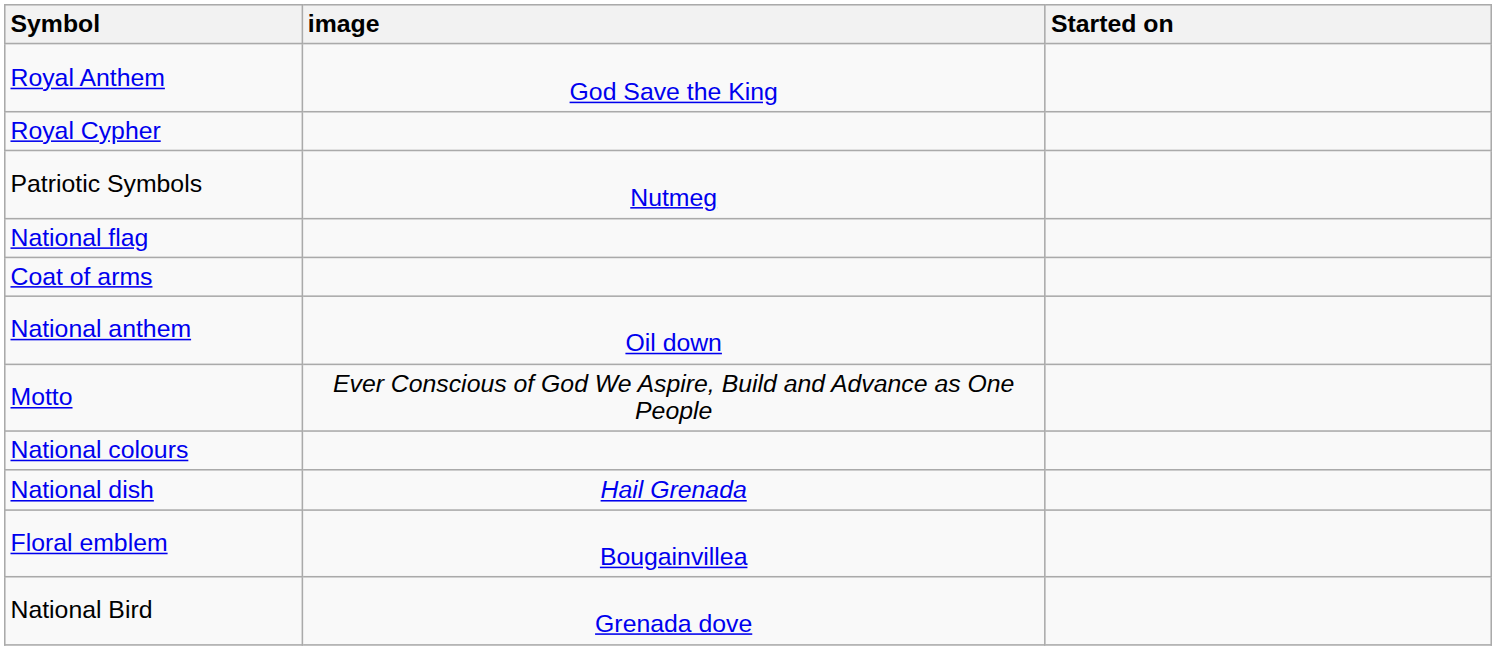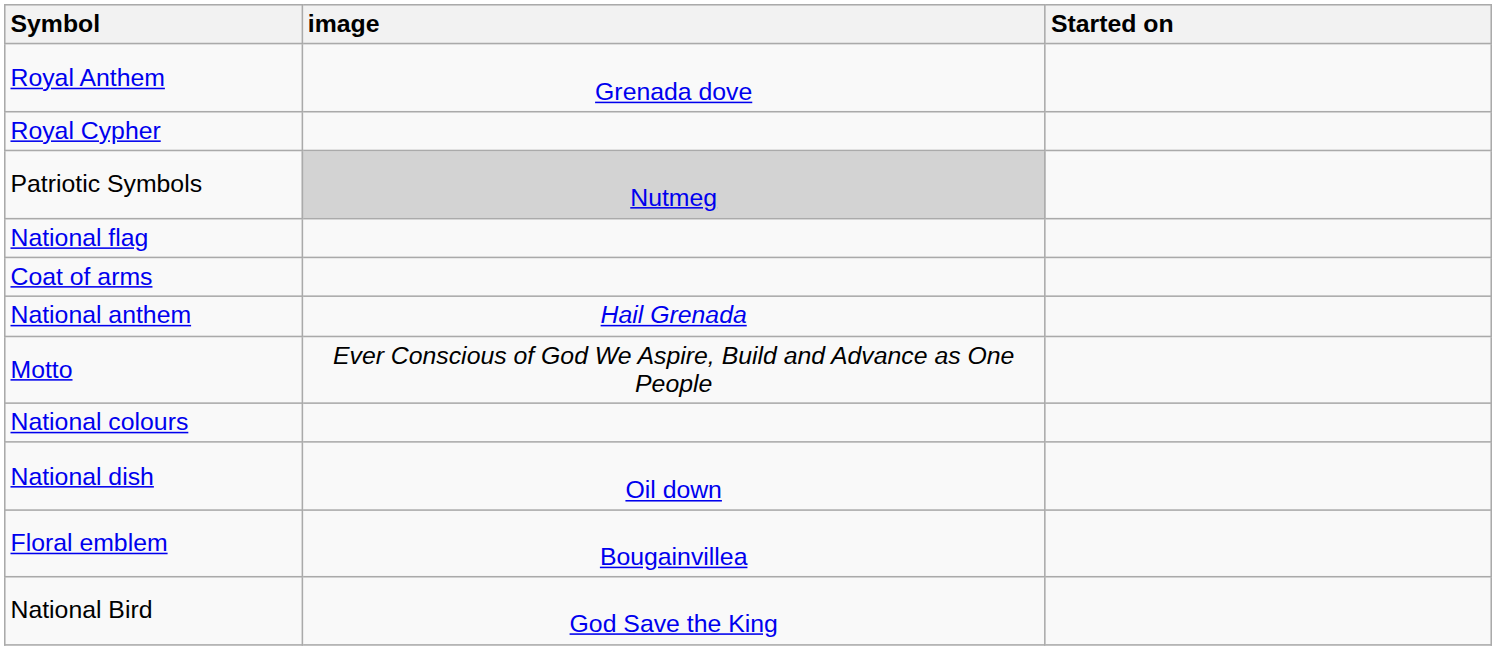(674, 91) God Save the King -> (674, 91) Grenada dove
(674, 197) no background -> (674, 197) lightgrey background
(674, 343) Oil down -> (674, 315) Hail Grenada
(674, 489) Hail Grenada -> (674, 489) Oil down
(674, 624) Grenada dove -> (674, 624) God Save the King
